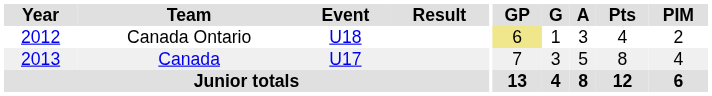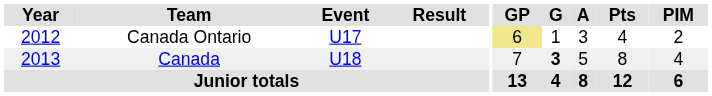(345, 36) U18 -> (345, 36) U17
(345, 58) U17 -> (345, 58) U18
(556, 58) normal -> (556, 58) bold
